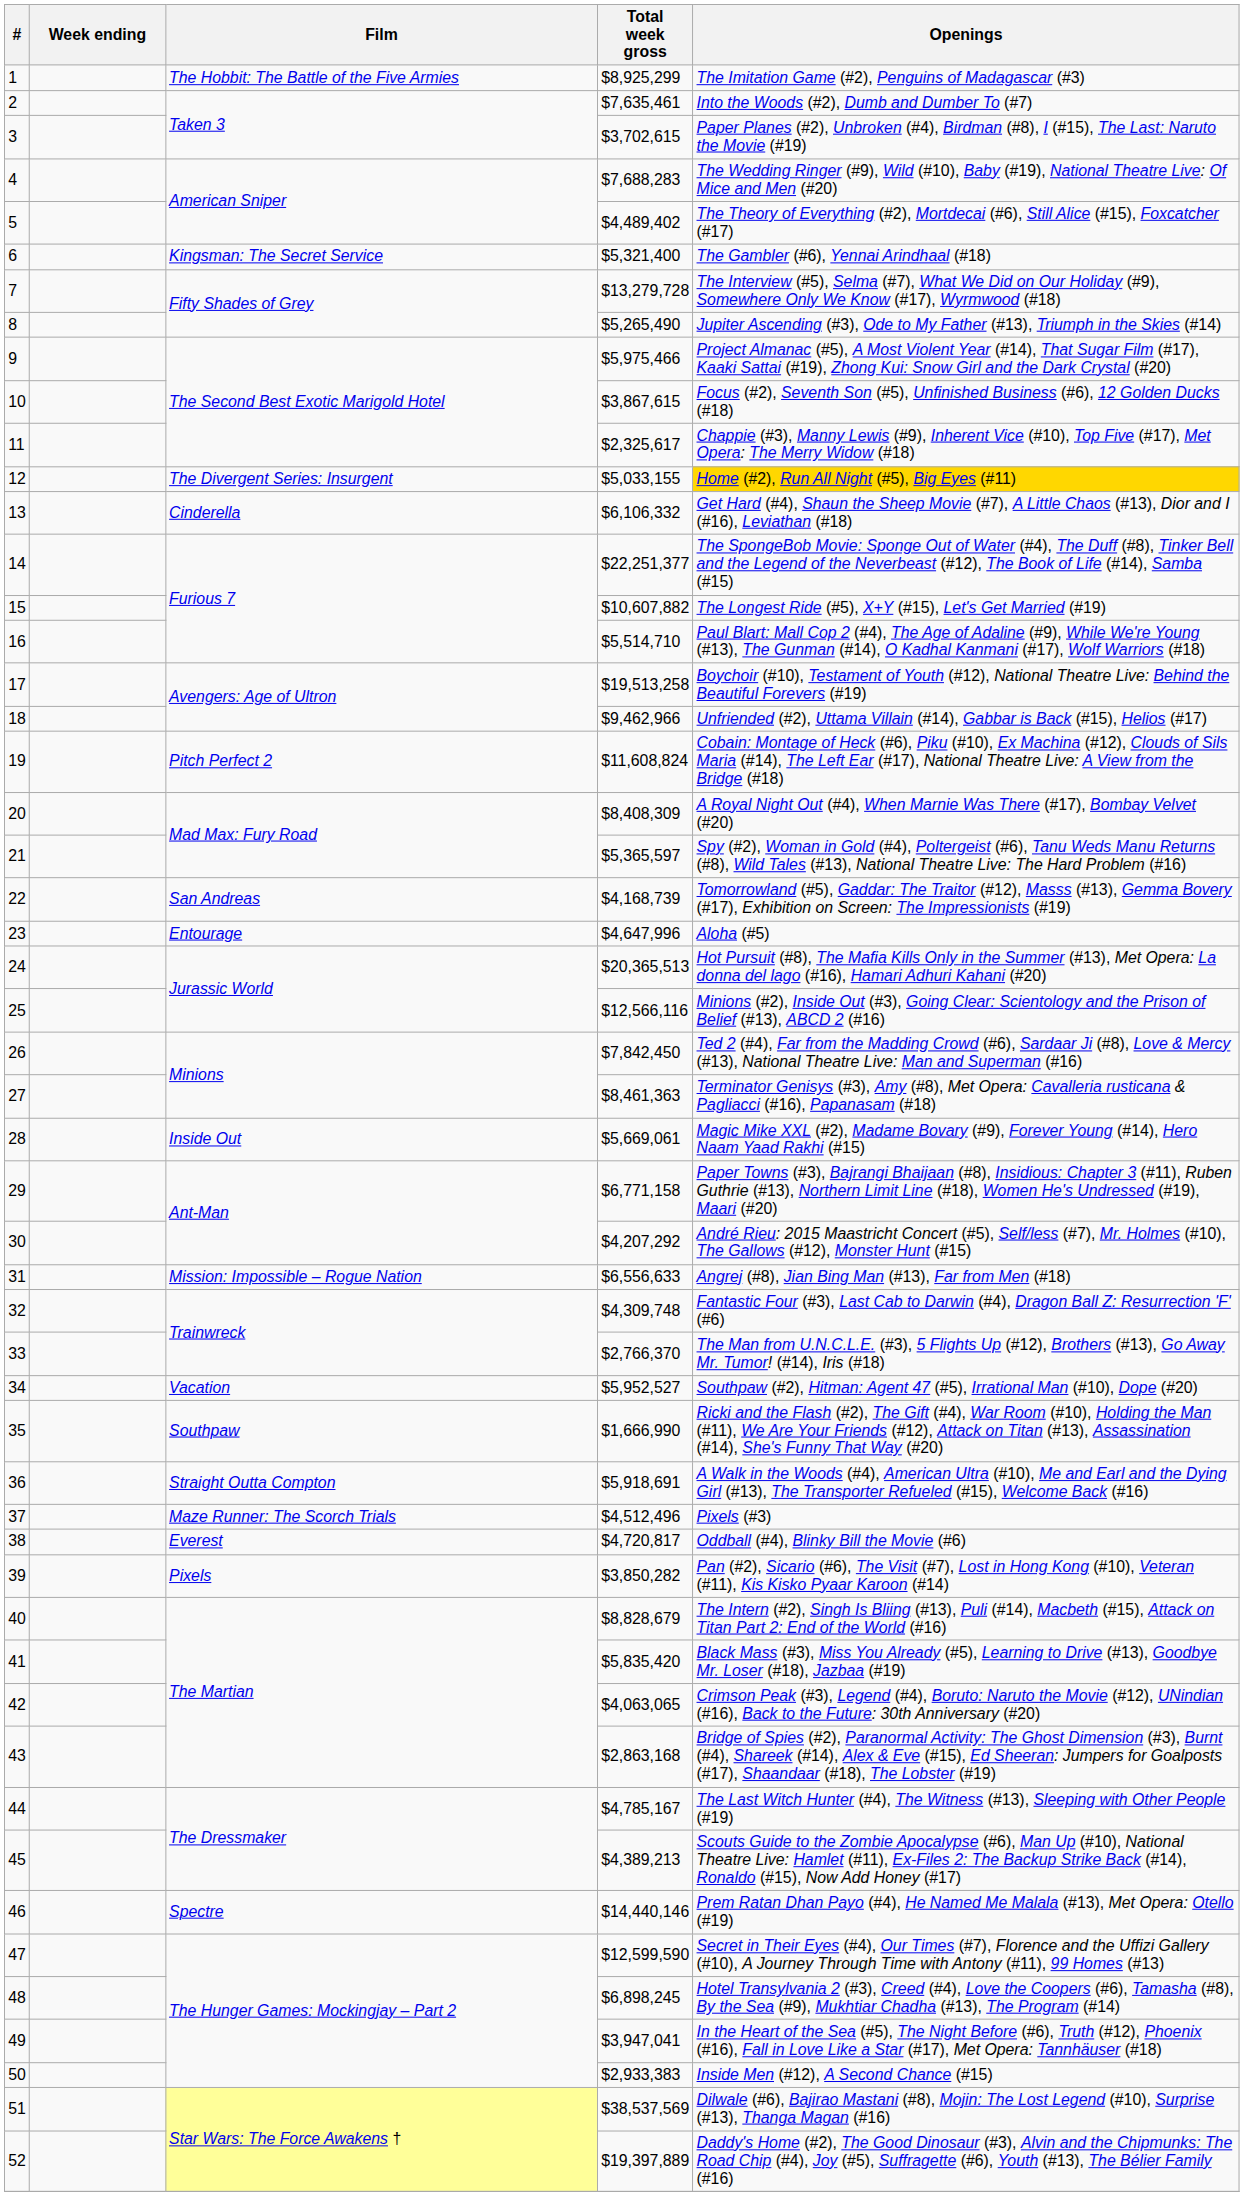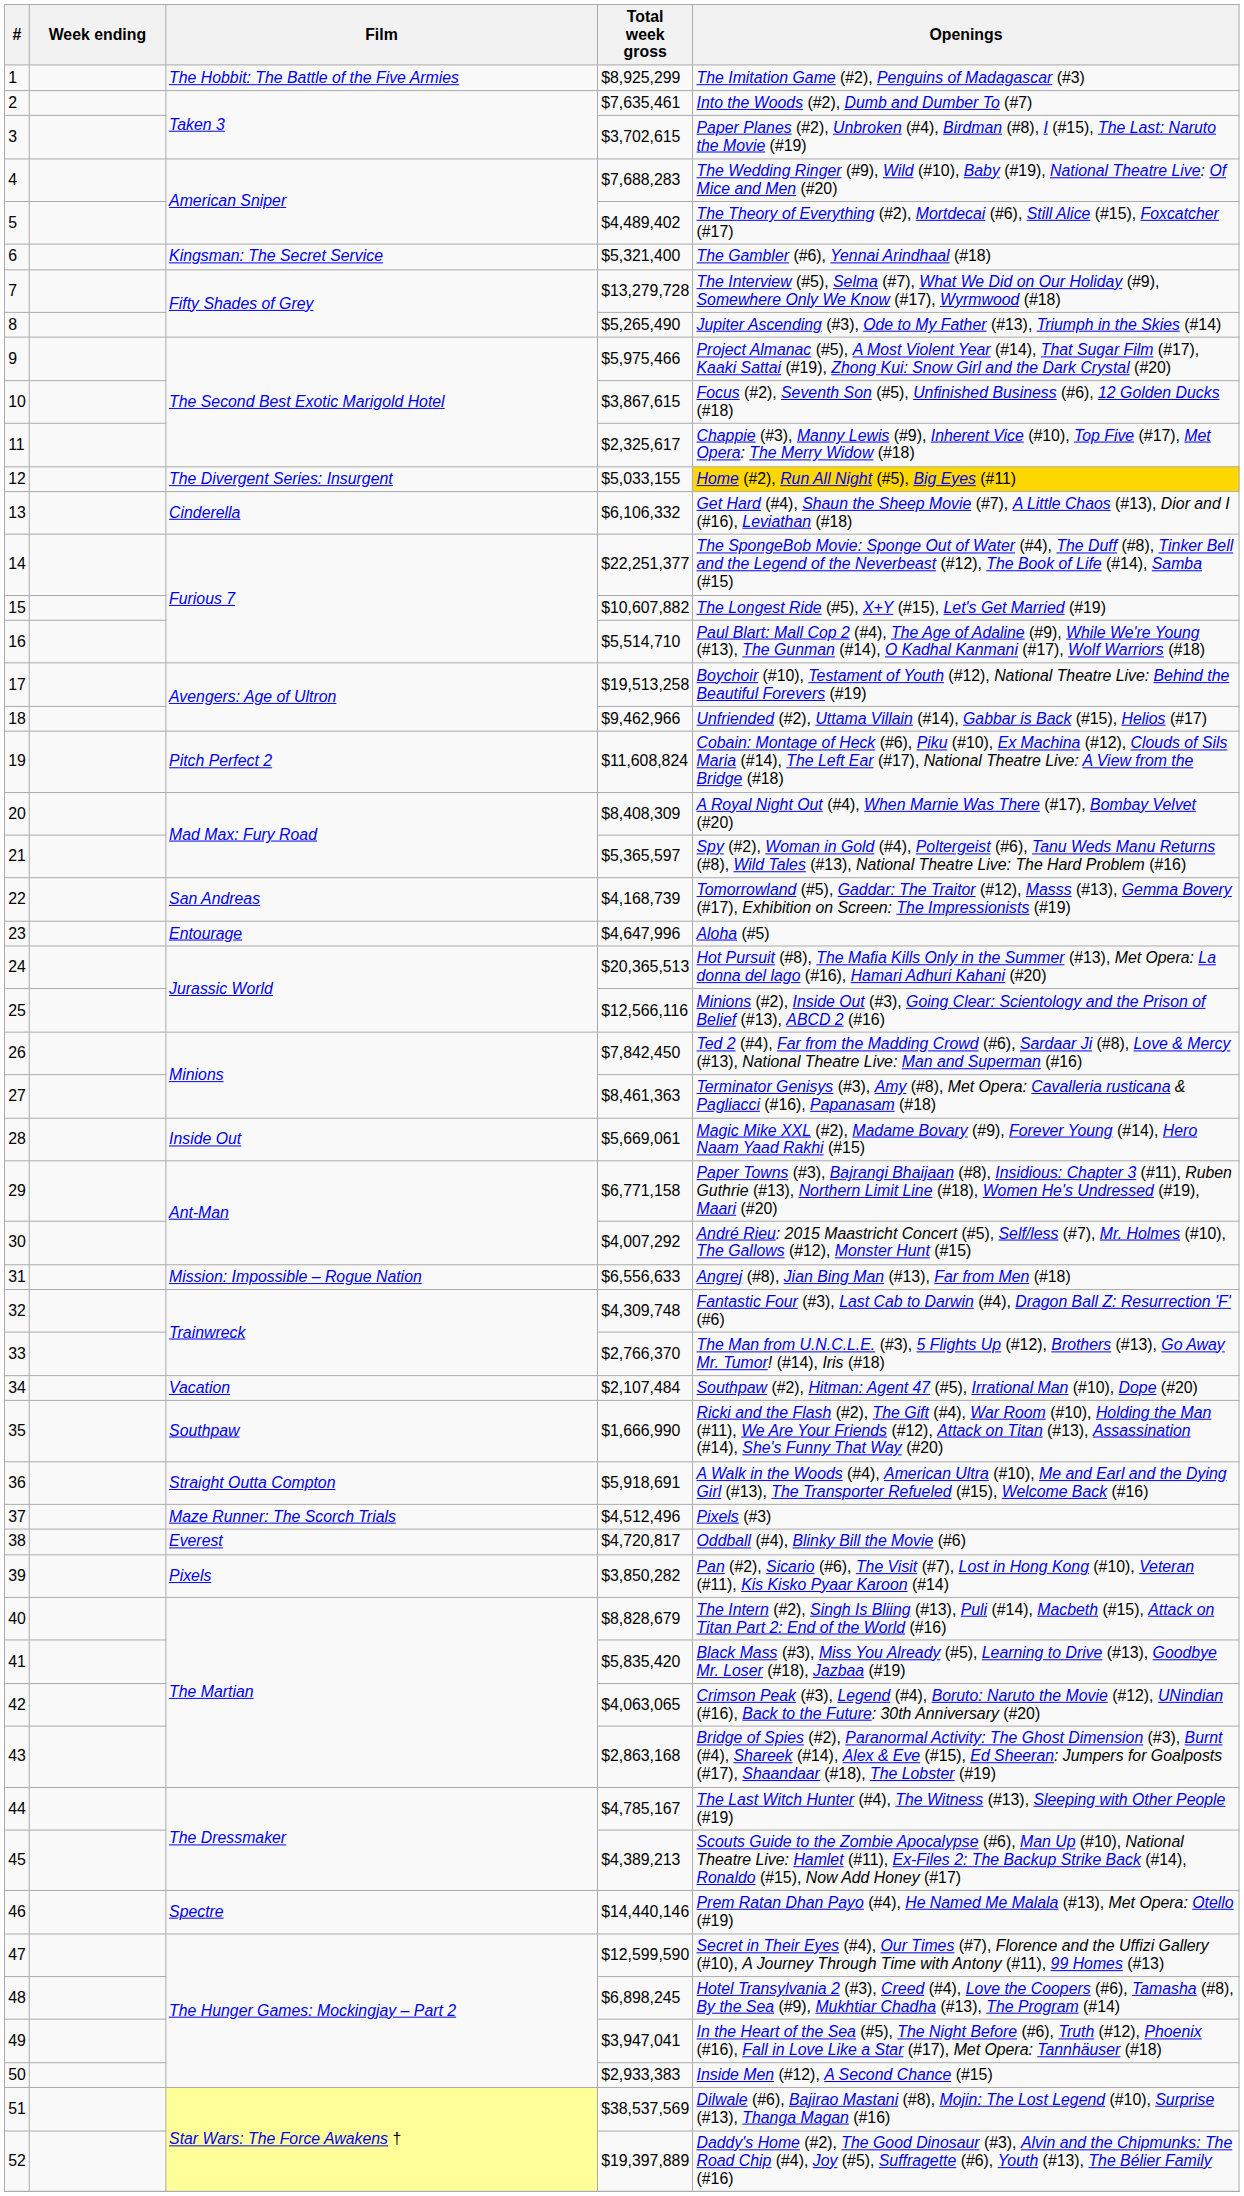(641, 1242) $4,207,292 -> (641, 1242) $4,007,292
(641, 1387) $5,952,527 -> (641, 1387) $2,107,484
